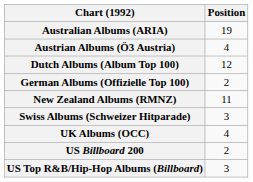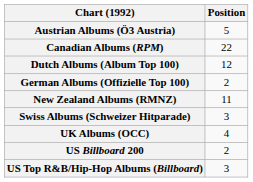- row: (105, 30)
(227, 47) 4 -> (227, 30) 5
+ row: (105, 47)
